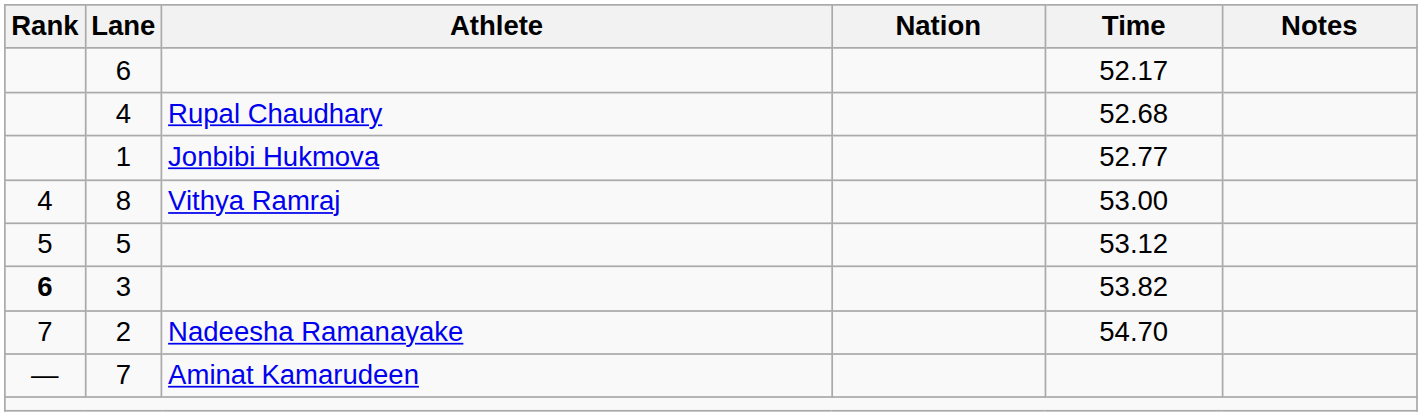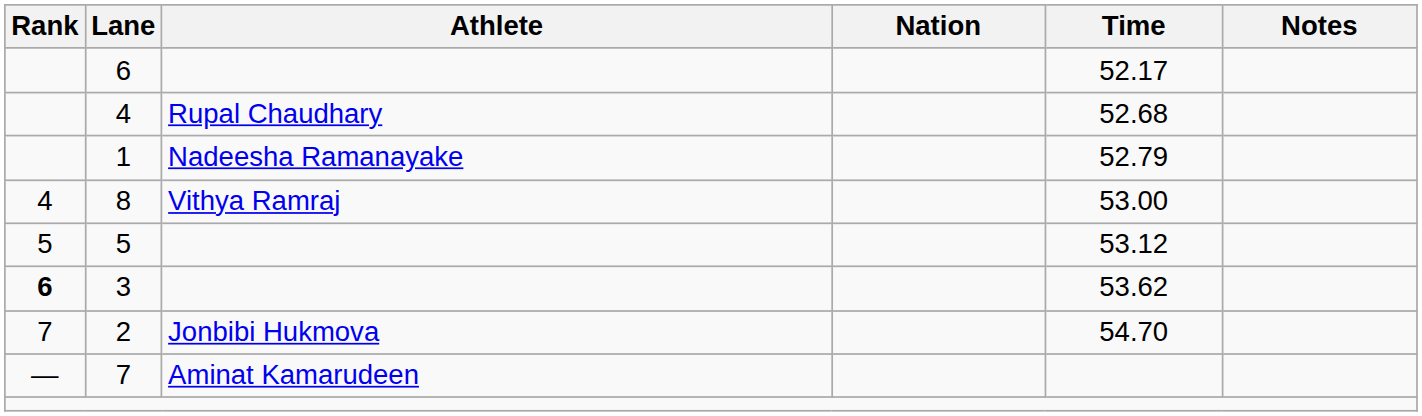(274, 157) Jonbibi Hukmova -> (316, 157) Nadeesha Ramanayake
(1134, 157) 52.77 -> (1134, 157) 52.79
(1134, 288) 53.82 -> (1134, 288) 53.62
(316, 331) Nadeesha Ramanayake -> (274, 331) Jonbibi Hukmova
